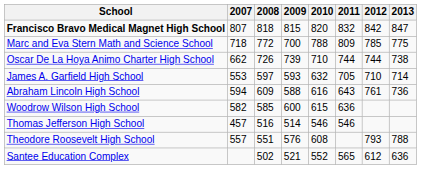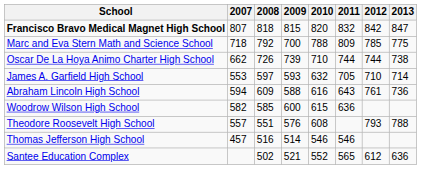(265, 44) 772 -> (265, 44) 792
rows swapped: (81, 140) <-> (75, 124)
